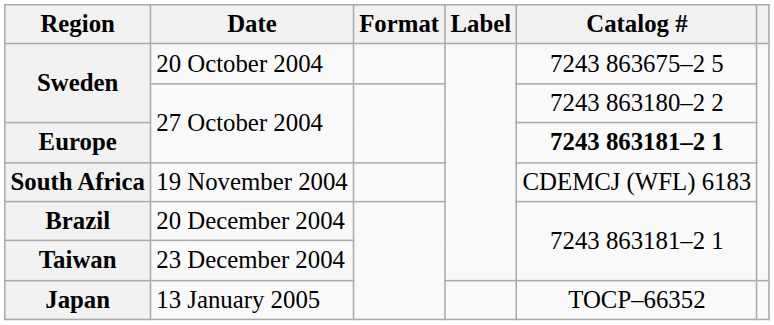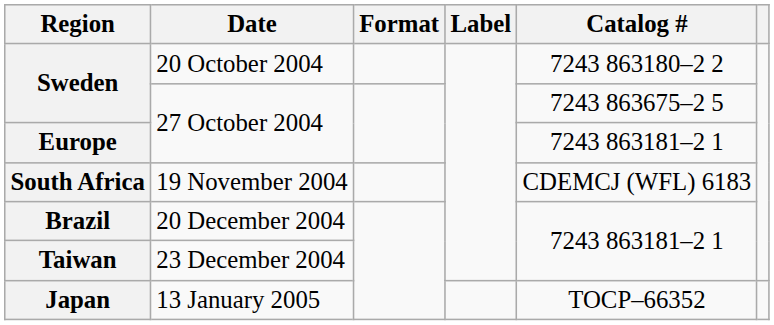(637, 63) 7243 863675–2 5 -> (637, 63) 7243 863180–2 2
(637, 102) 7243 863180–2 2 -> (637, 102) 7243 863675–2 5
(637, 142) bold -> (637, 142) normal
